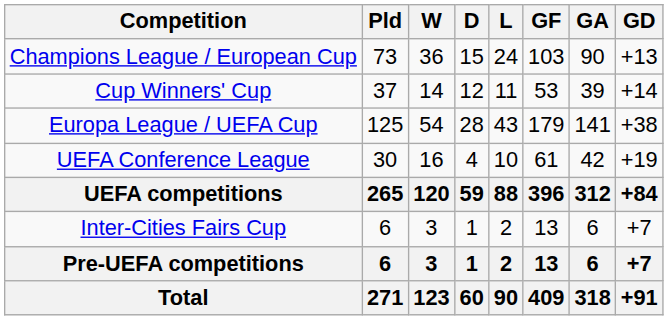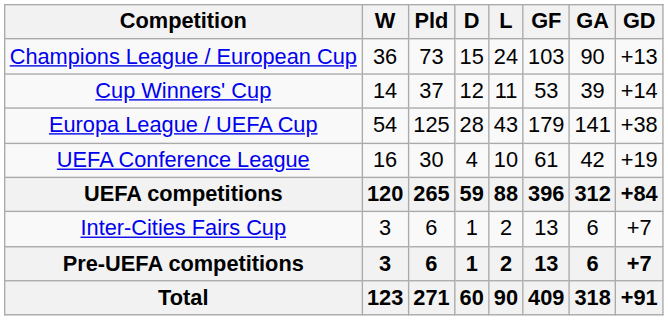columns swapped: (385, 21) <-> (431, 21)
